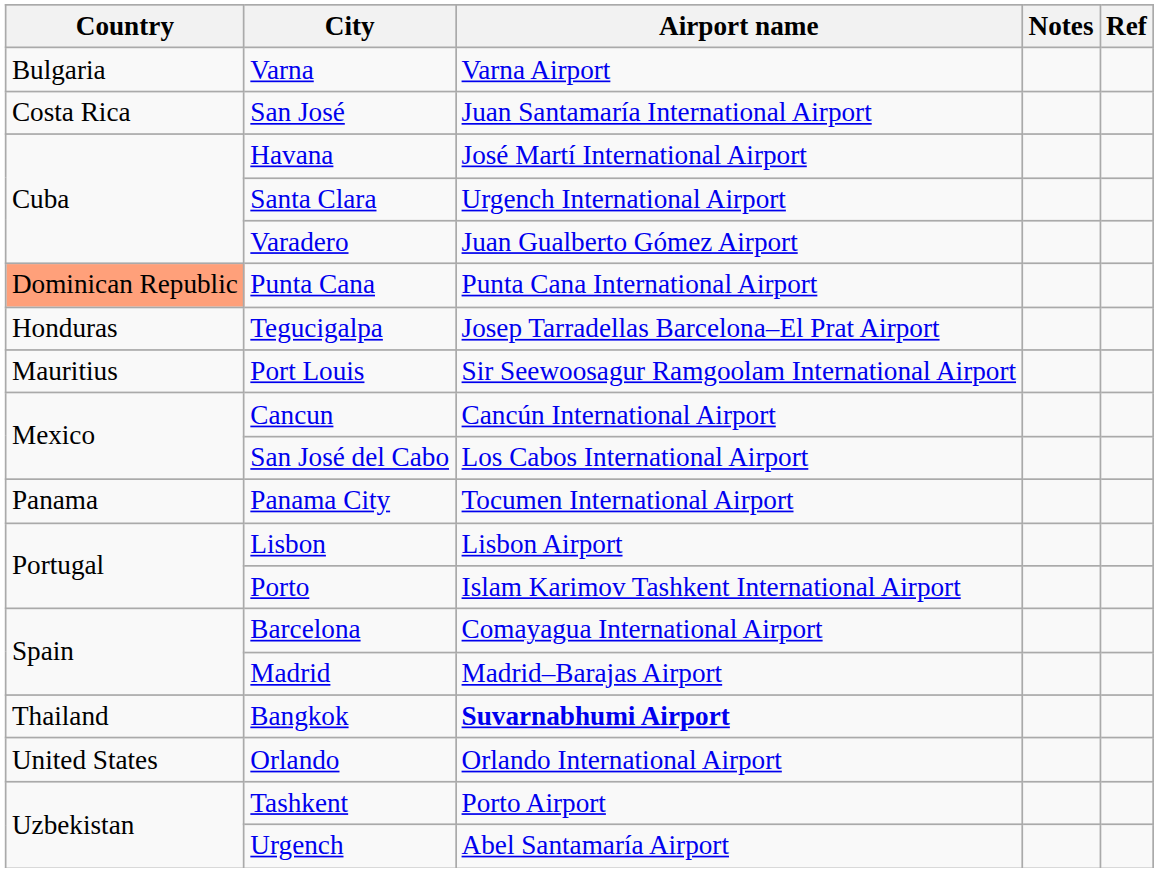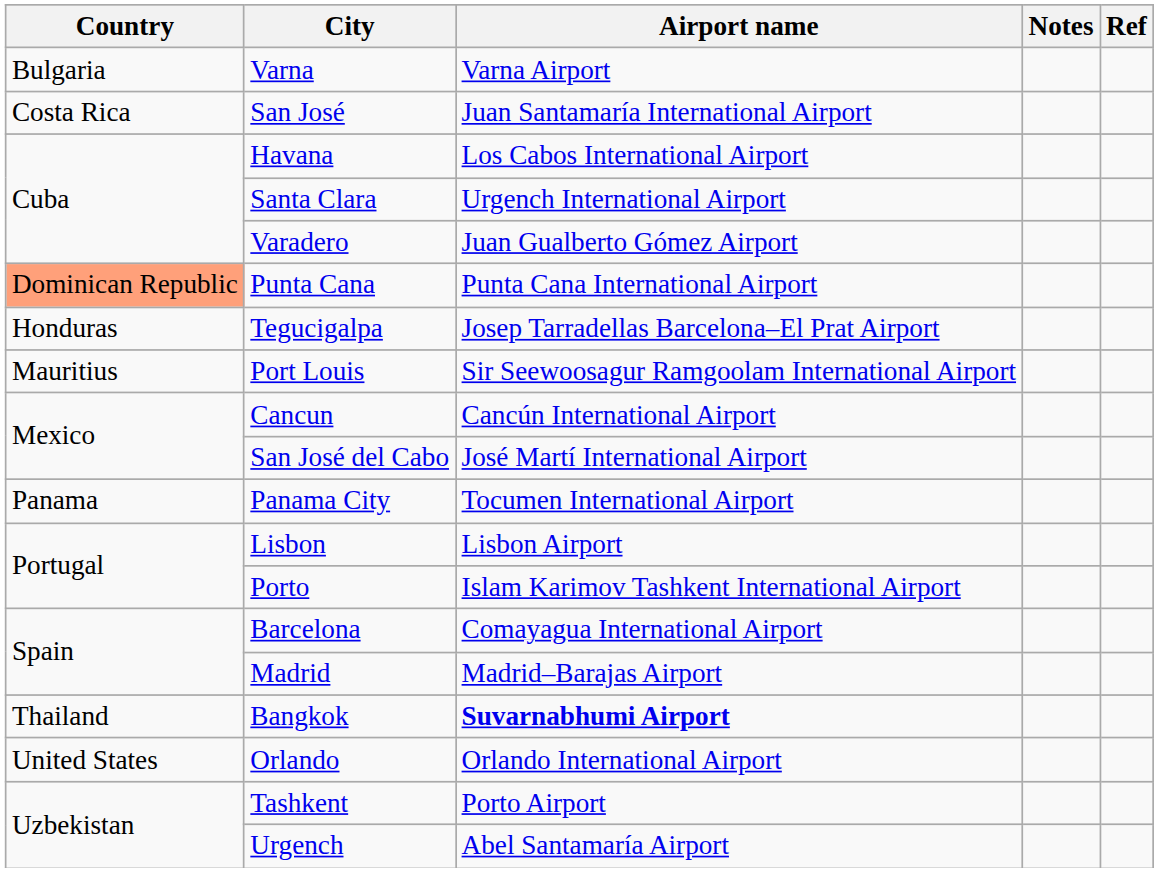(634, 155) José Martí International Airport -> (635, 155) Los Cabos International Airport
(635, 457) Los Cabos International Airport -> (634, 457) José Martí International Airport
